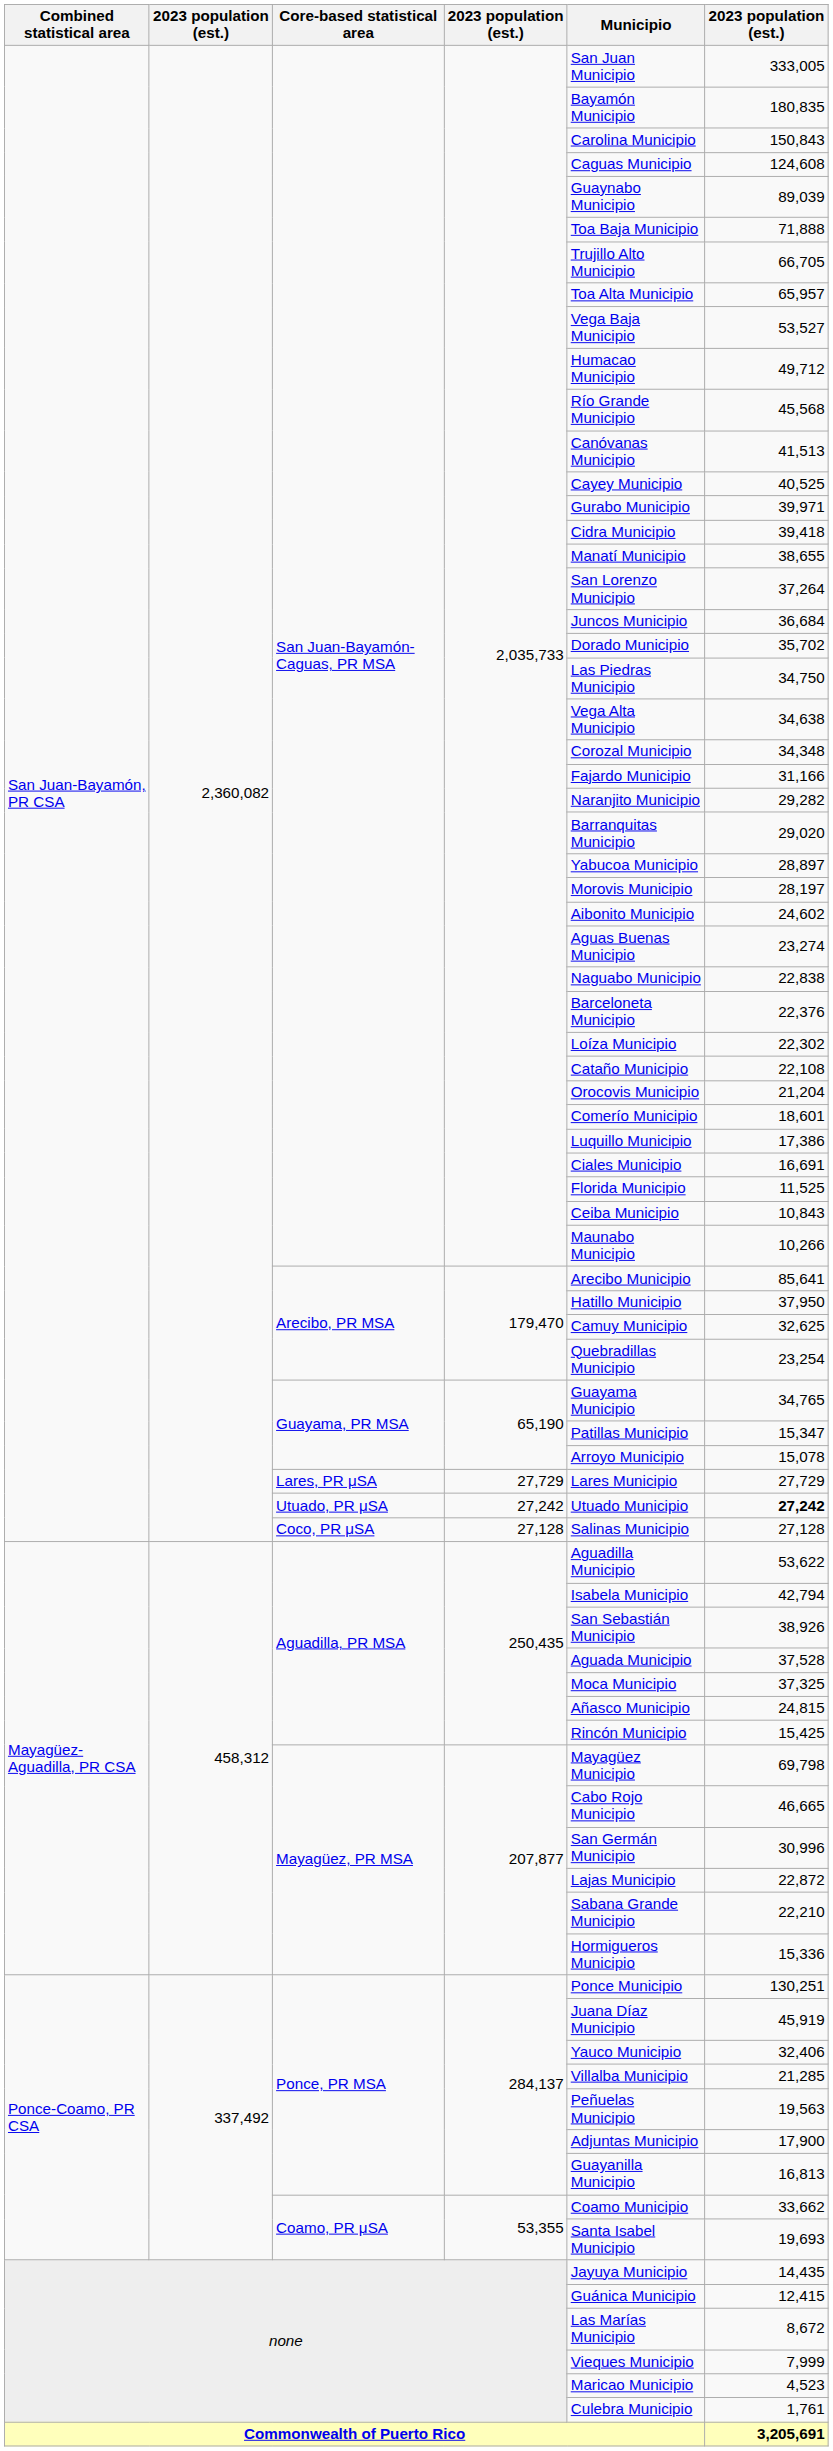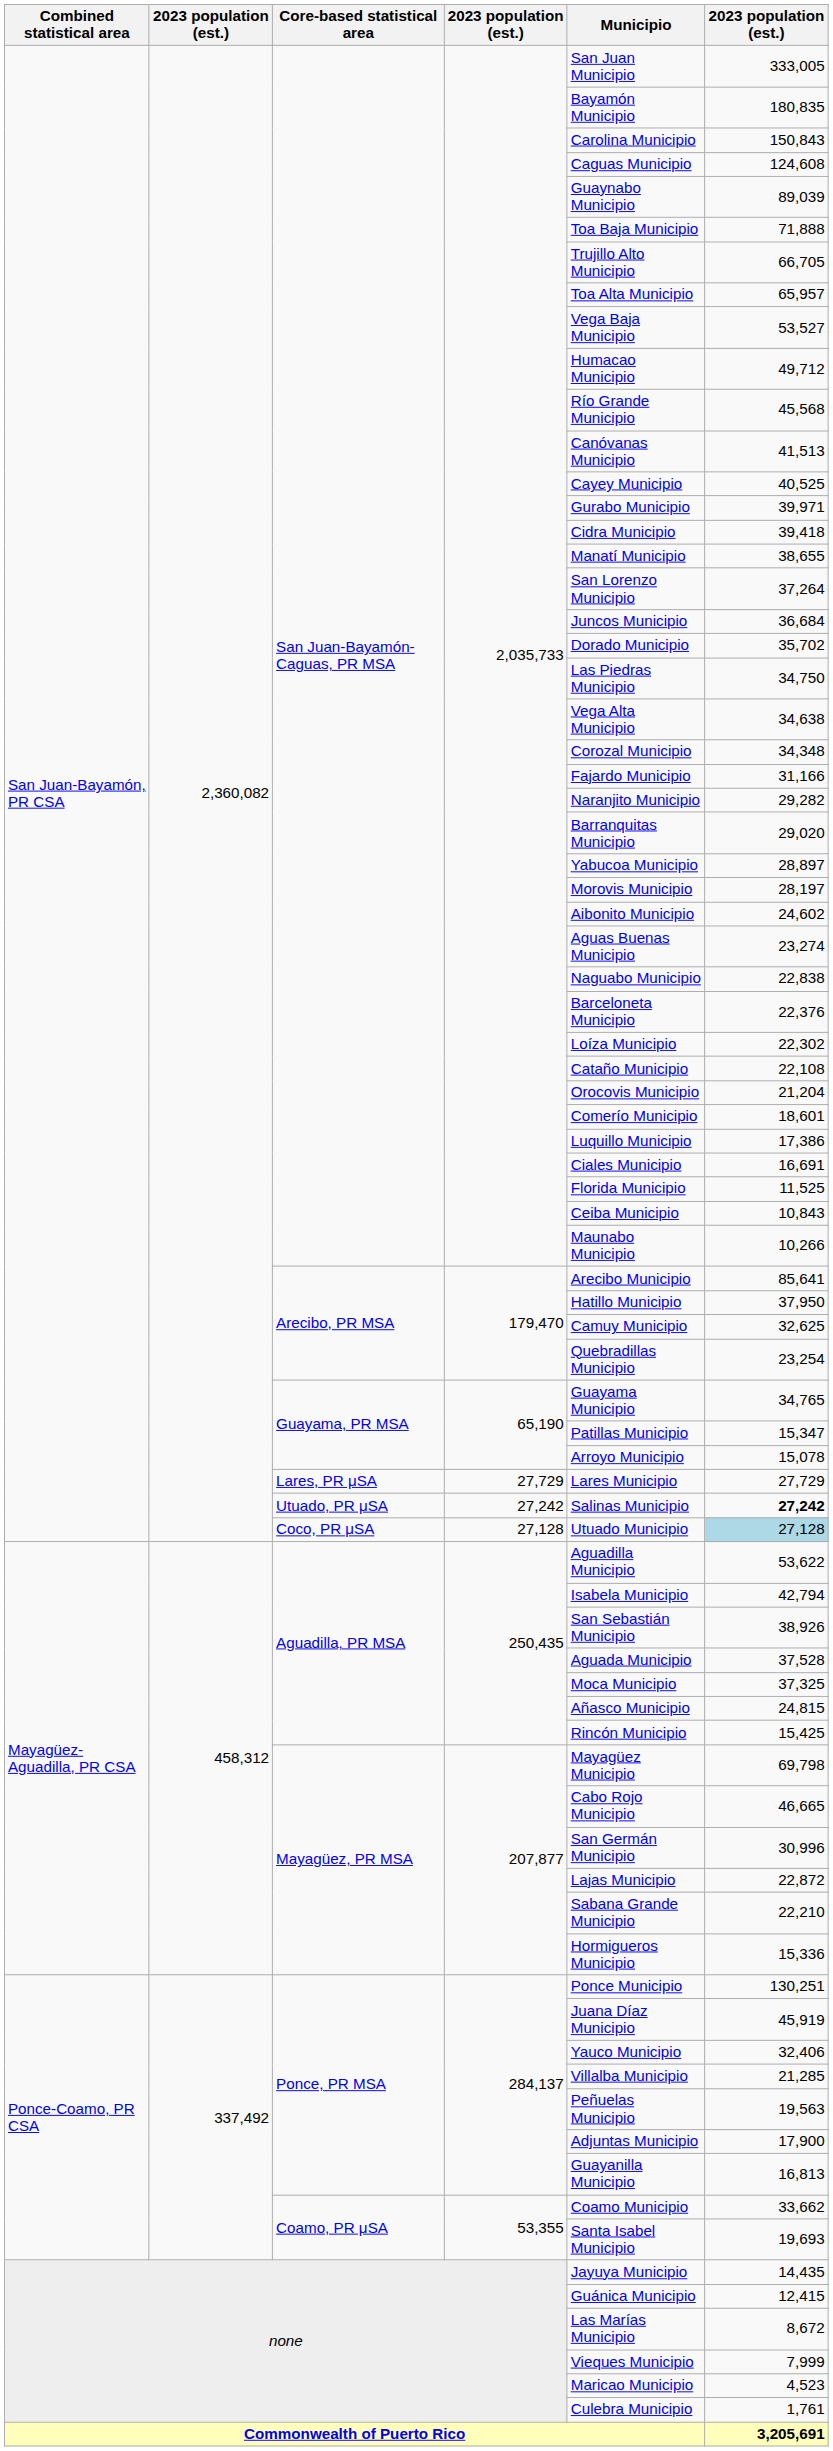(629, 1505) Utuado Municipio -> (630, 1505) Salinas Municipio
(630, 1529) Salinas Municipio -> (629, 1529) Utuado Municipio
(801, 1529) no background -> (801, 1529) lightblue background
